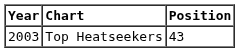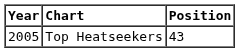(24, 36) 2003 -> (24, 36) 2005
